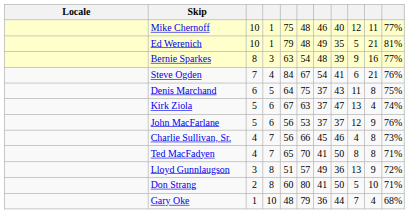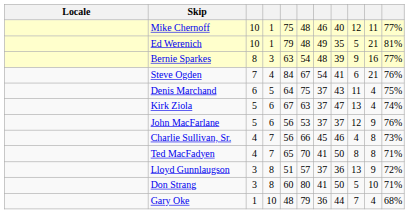(373, 91) 8 -> (373, 91) 4
(322, 169) 49 -> (322, 169) 37
(254, 185) 2 -> (254, 185) 3
